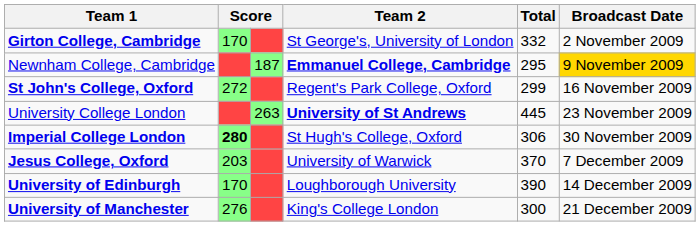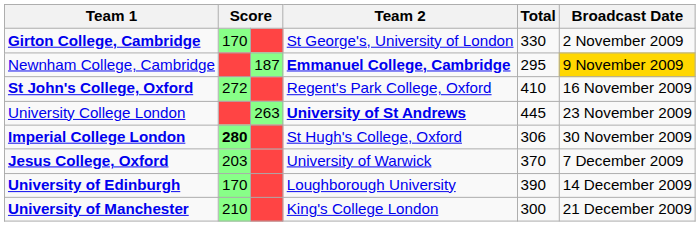(533, 40) 332 -> (533, 40) 330
(533, 88) 299 -> (533, 88) 410
(235, 209) 276 -> (235, 209) 210
